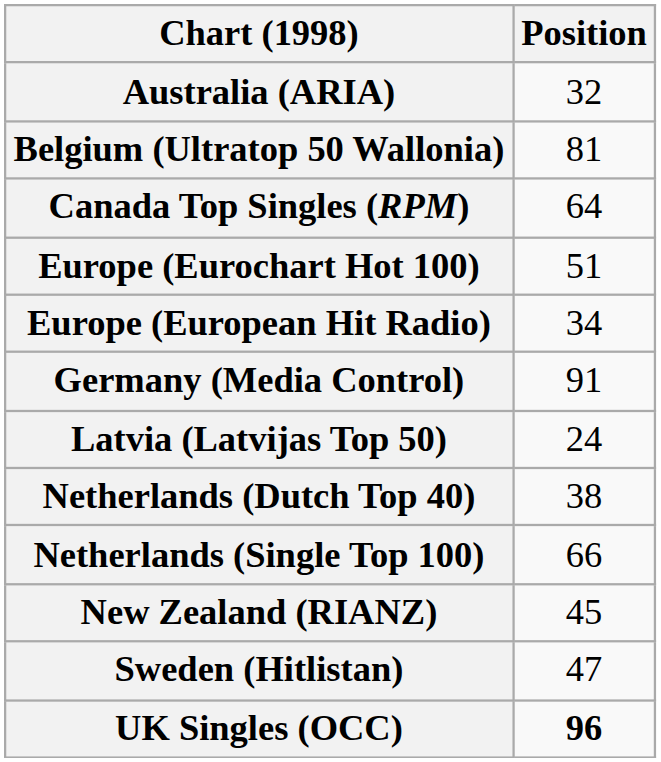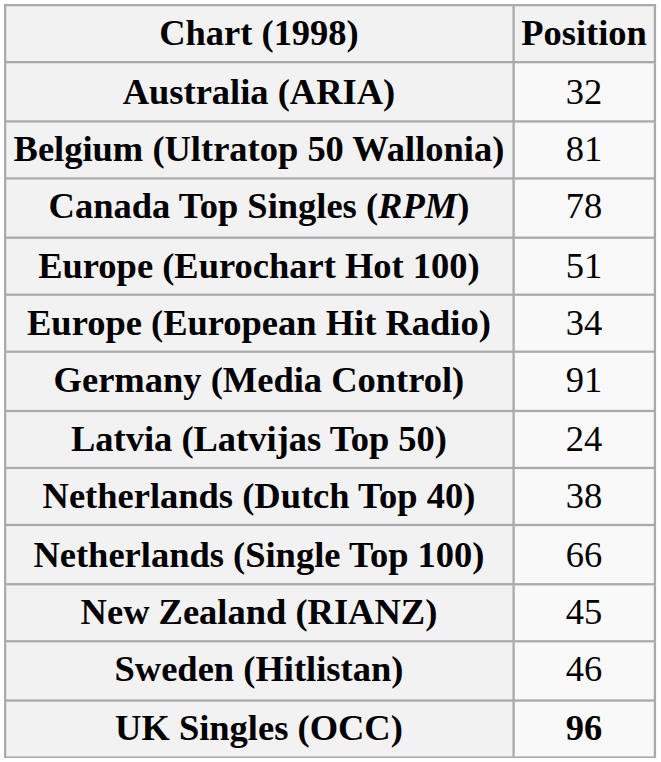(584, 206) 64 -> (584, 206) 78
(584, 669) 47 -> (584, 669) 46
